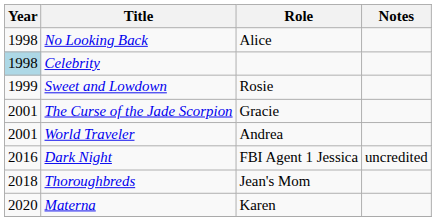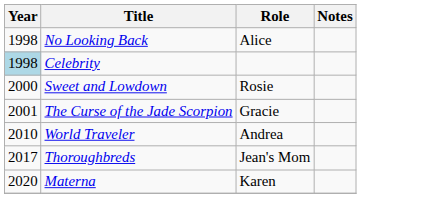(23, 87) 1999 -> (23, 87) 2000
(23, 134) 2001 -> (23, 134) 2010
- row: (78, 157)
(23, 181) 2018 -> (23, 157) 2017
